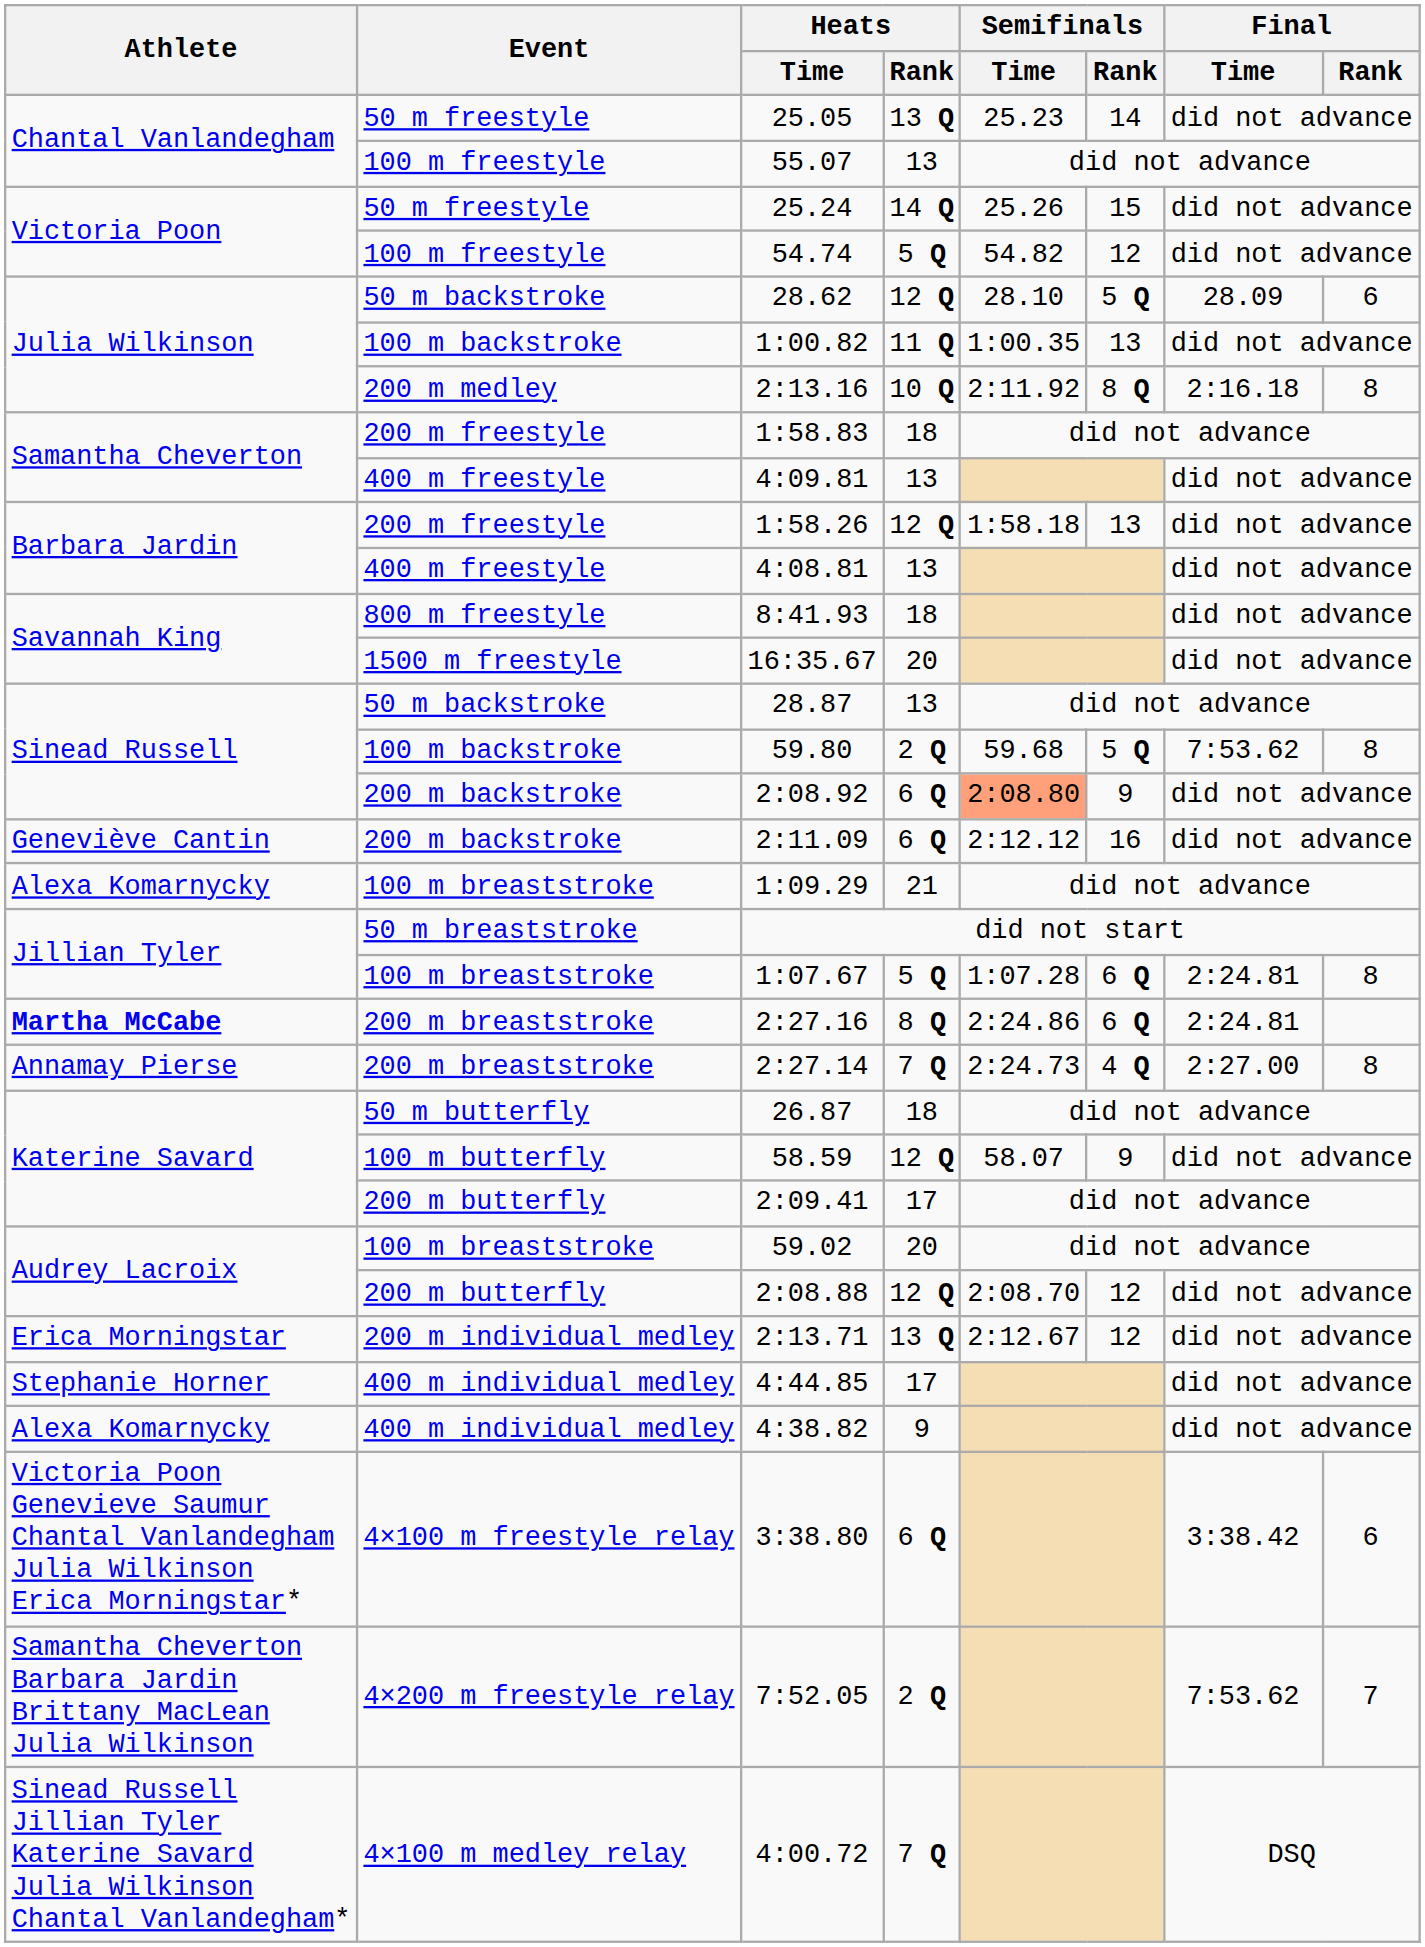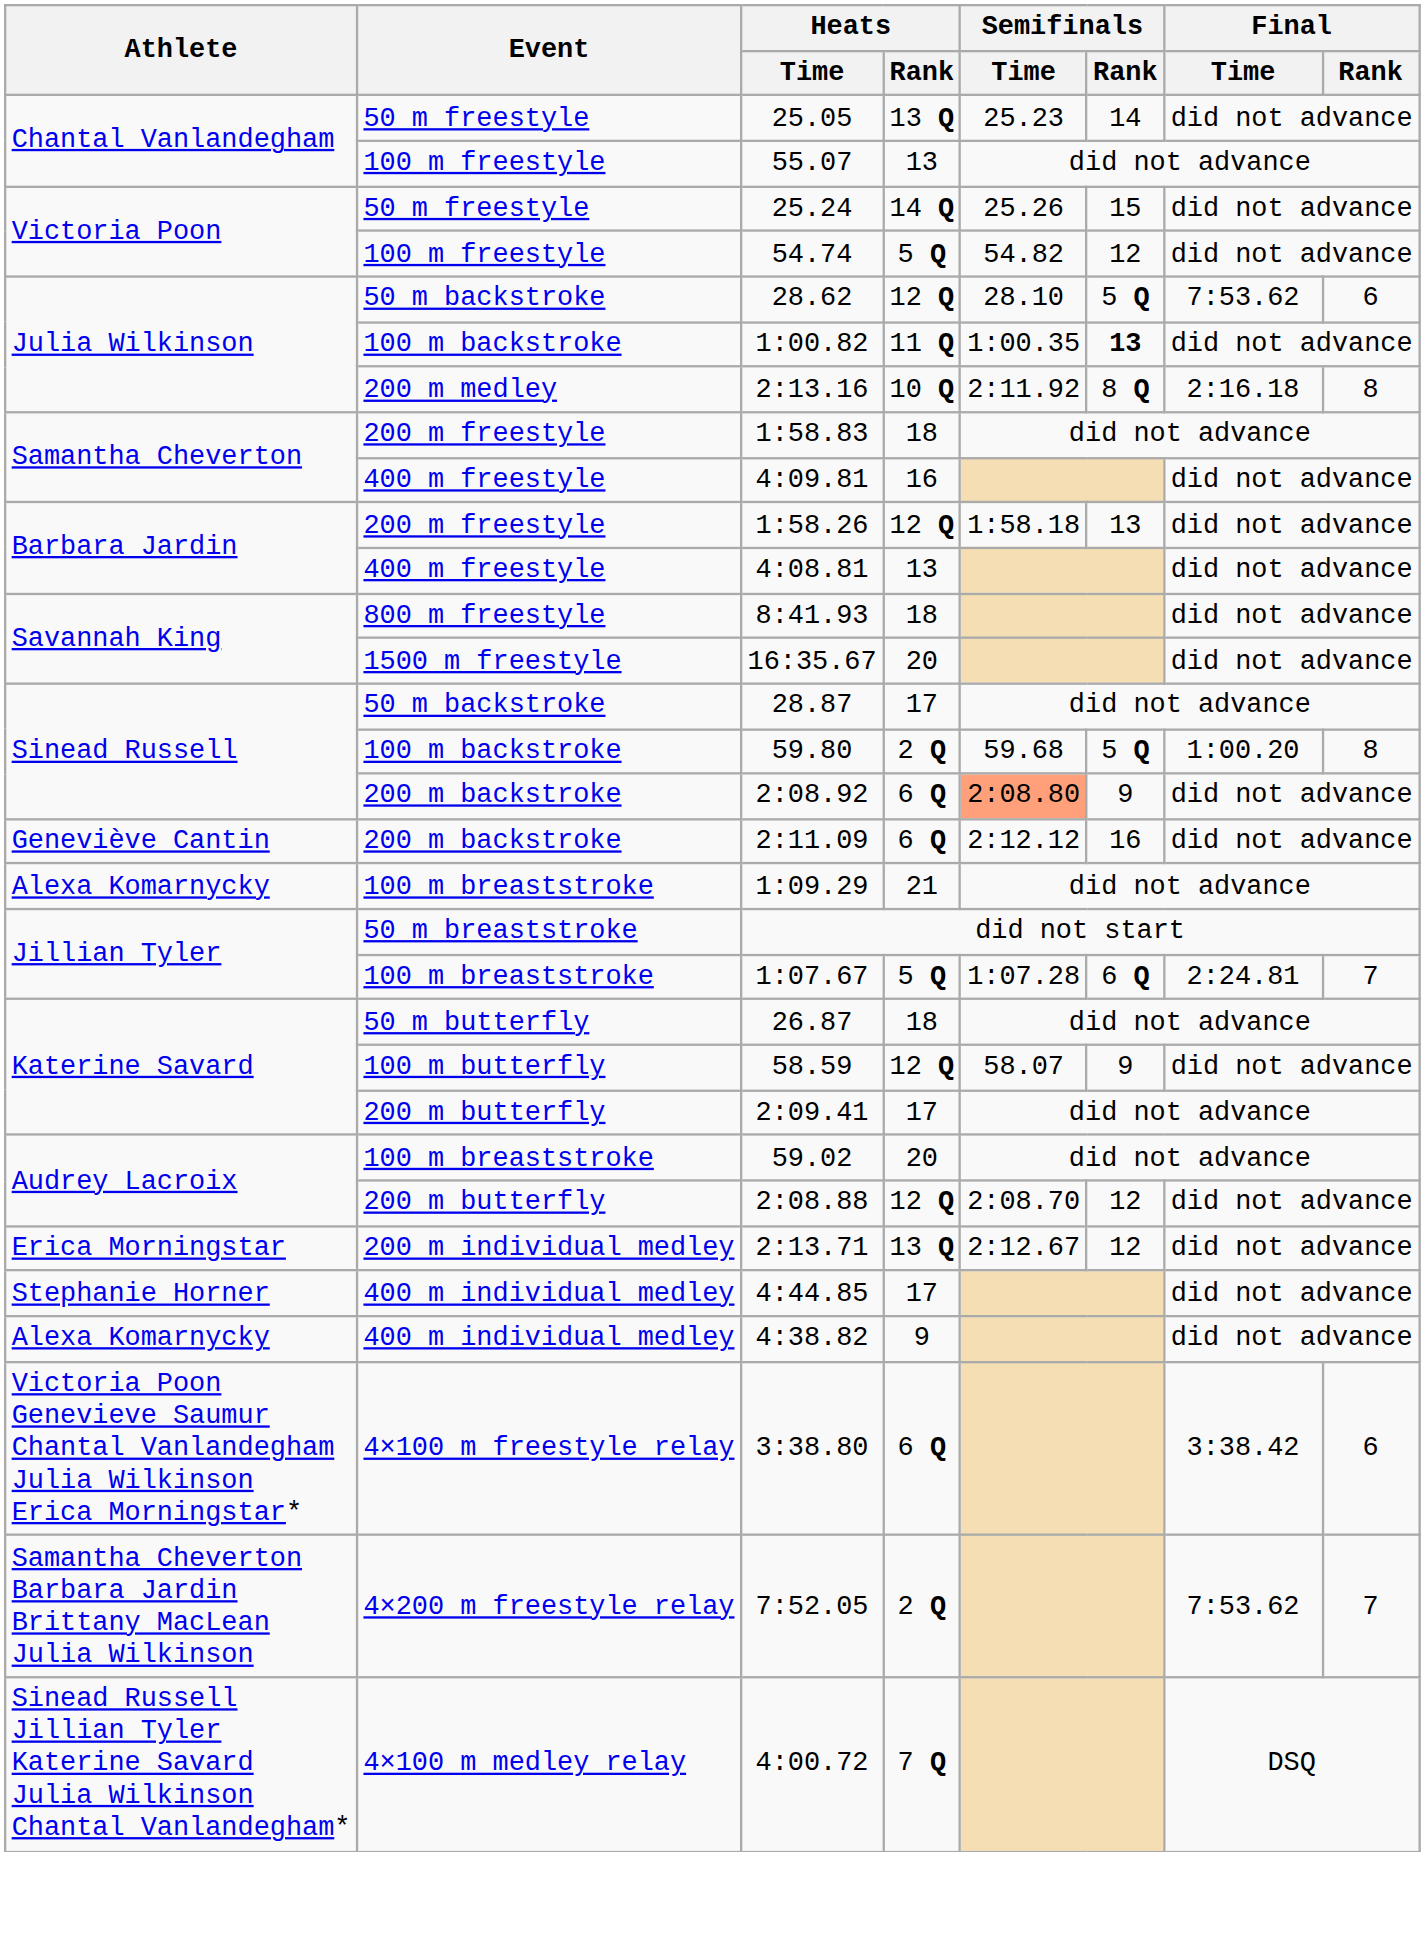(1243, 299) 28.09 -> (1243, 299) 7:53.62
(1125, 344) normal -> (1125, 344) bold
(922, 480) 13 -> (922, 480) 16
(922, 706) 13 -> (922, 706) 17
(1243, 751) 7:53.62 -> (1243, 751) 1:00.20
(1371, 977) 8 -> (1371, 977) 7
- row: (812, 1022)
- row: (812, 1067)
